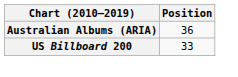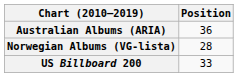+ row: (91, 47)
